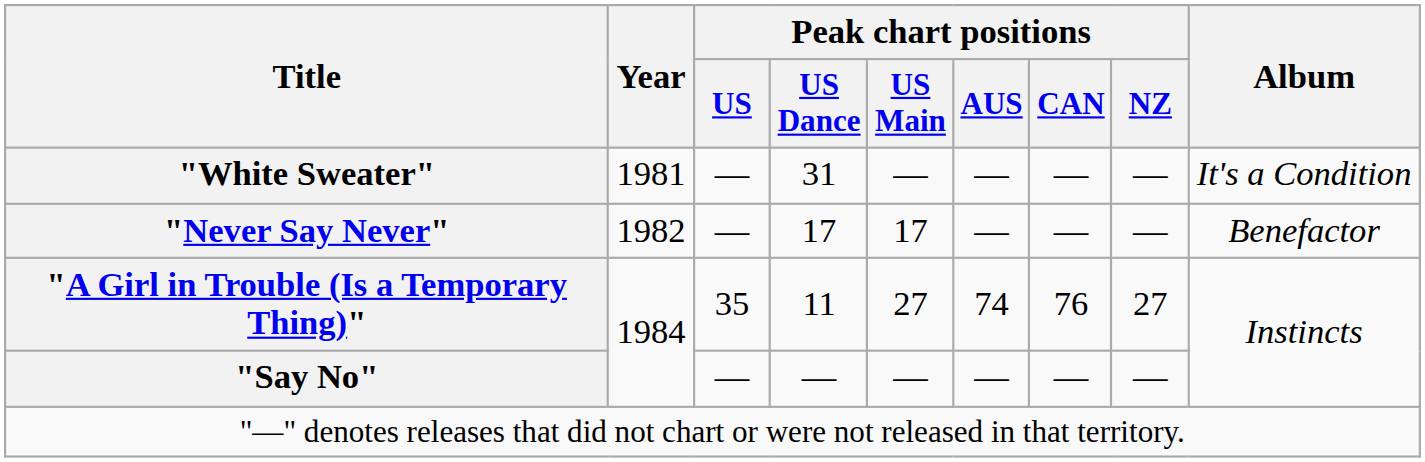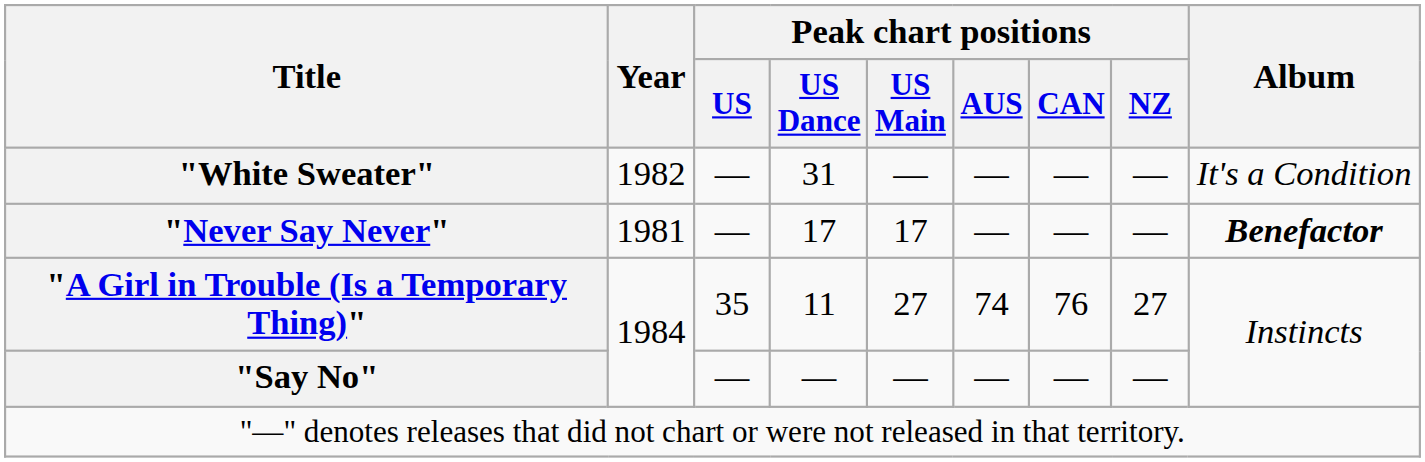(651, 174) 1981 -> (651, 174) 1982
(651, 229) 1982 -> (651, 229) 1981
(1304, 229) normal -> (1304, 229) bold
